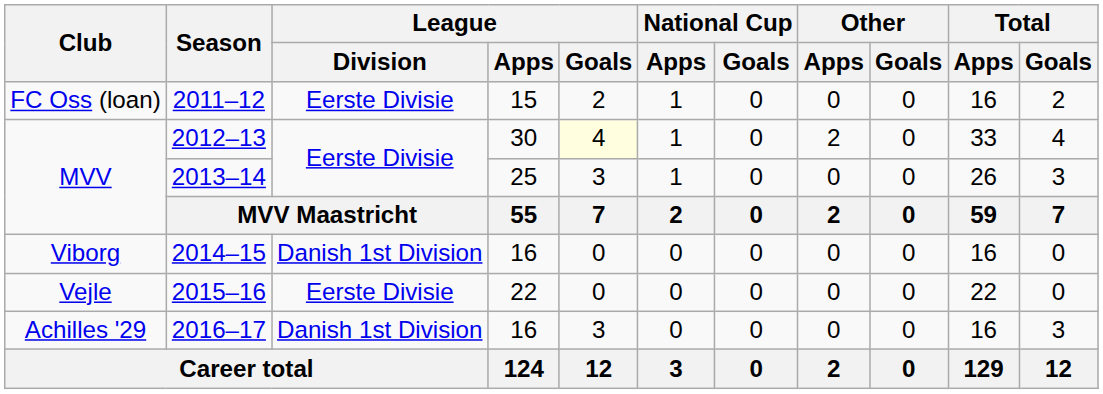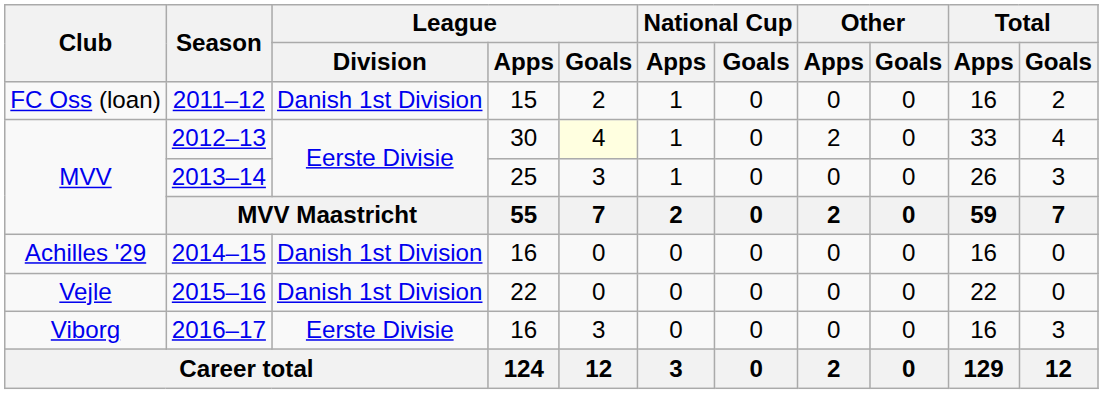(380, 100) Eerste Divisie -> (380, 100) Danish 1st Division
(85, 253) Viborg -> (85, 253) Achilles '29
(380, 291) Eerste Divisie -> (380, 291) Danish 1st Division
(85, 330) Achilles '29 -> (85, 330) Viborg
(380, 330) Danish 1st Division -> (380, 330) Eerste Divisie
